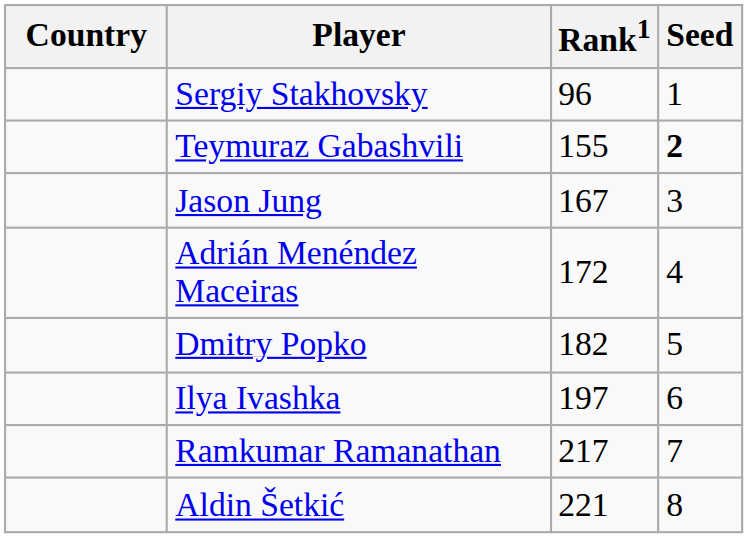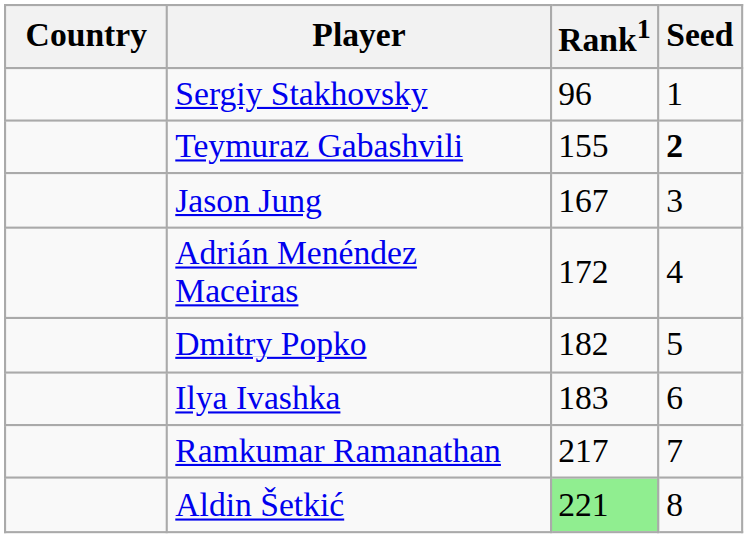(583, 397) 197 -> (583, 397) 183
(583, 504) no background -> (583, 504) lightgreen background
